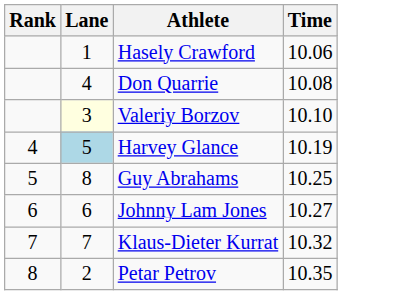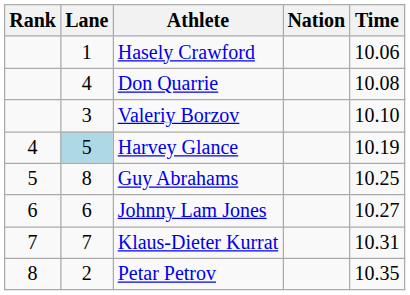+ column: (316, 20)
(87, 115) lightyellow background -> (87, 115) no background
(310, 242) 10.32 -> (377, 242) 10.31
